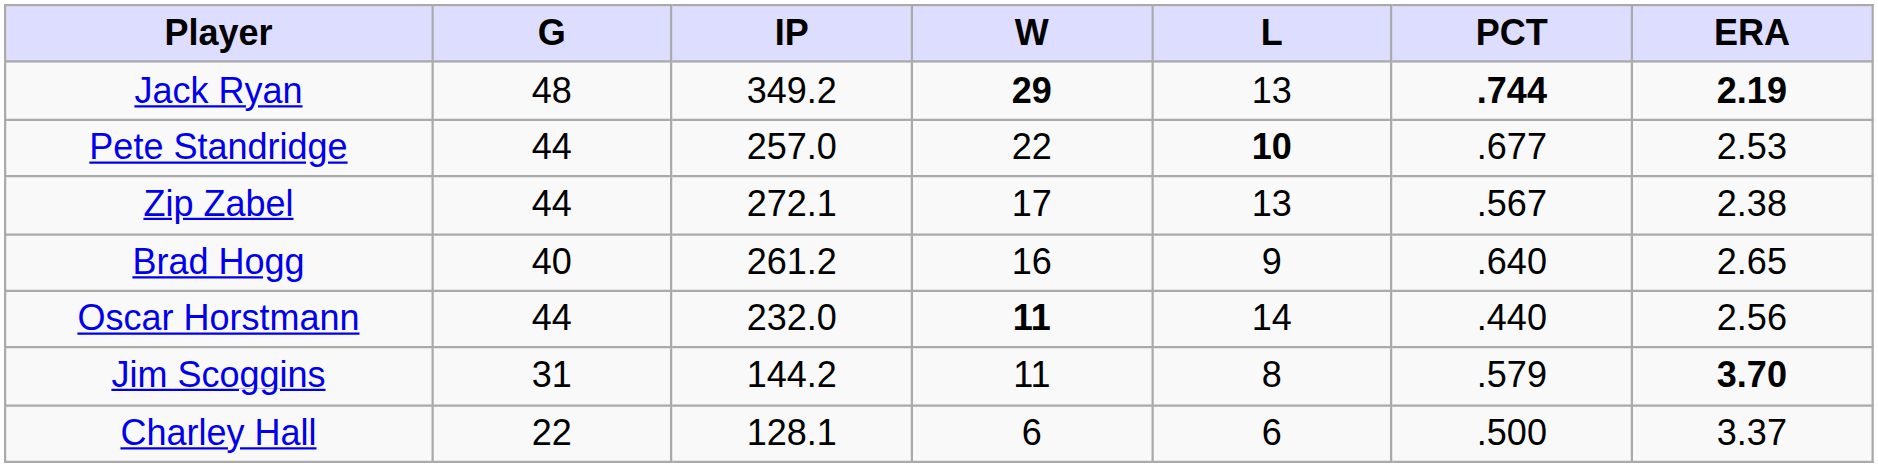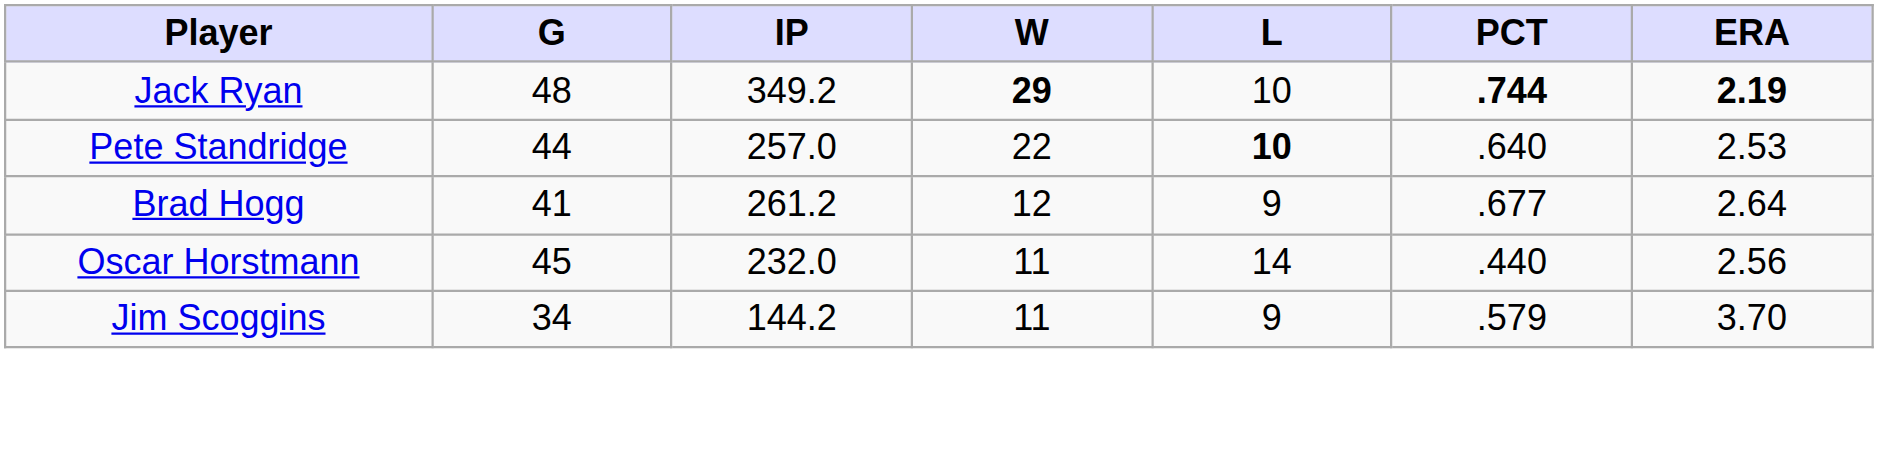(1272, 90) 13 -> (1272, 90) 10
(1512, 147) .677 -> (1512, 147) .640
- row: (218, 204)
(552, 261) 40 -> (552, 204) 41
(1032, 261) 16 -> (1032, 204) 12
(1512, 261) .640 -> (1512, 204) .677
(1752, 261) 2.65 -> (1752, 204) 2.64
(552, 318) 44 -> (552, 261) 45
(1032, 318) bold -> (1032, 261) normal
(552, 375) 31 -> (552, 318) 34
(1272, 375) 8 -> (1272, 318) 9
(1752, 375) bold -> (1752, 318) normal
- row: (218, 432)
